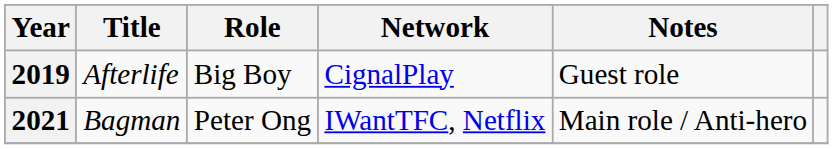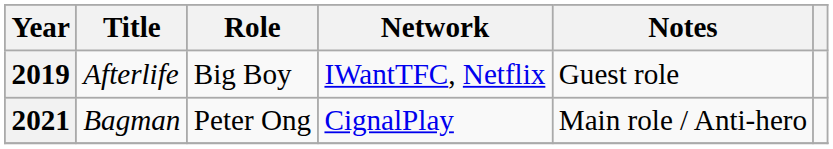(389, 73) CignalPlay -> (435, 73) IWantTFC, Netflix
(435, 119) IWantTFC, Netflix -> (389, 119) CignalPlay
